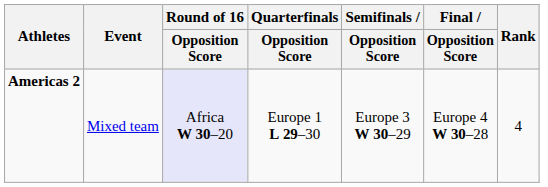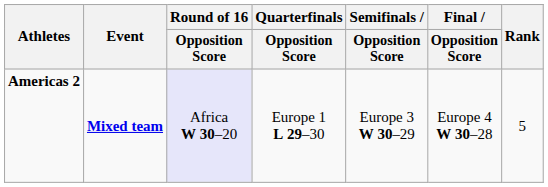(123, 126) normal -> (125, 126) bold
(518, 126) 4 -> (522, 126) 5
